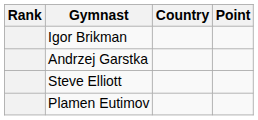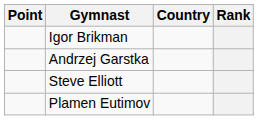columns swapped: (25, 15) <-> (233, 15)
